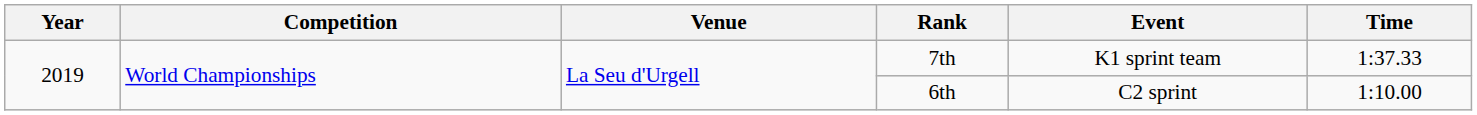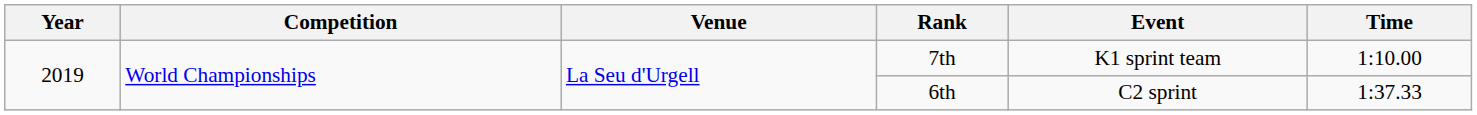(1390, 57) 1:37.33 -> (1390, 57) 1:10.00
(1390, 92) 1:10.00 -> (1390, 92) 1:37.33
